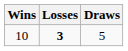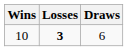(102, 35) 5 -> (102, 35) 6
